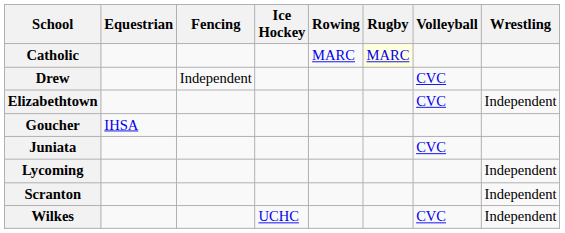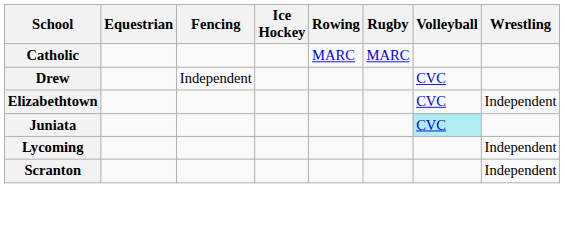(388, 55) lightyellow background -> (388, 55) no background
- row: (53, 124)
(431, 147) no background -> (431, 124) paleturquoise background
- row: (53, 217)
